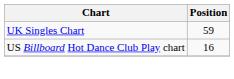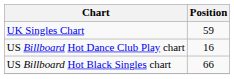+ row: (89, 64)
